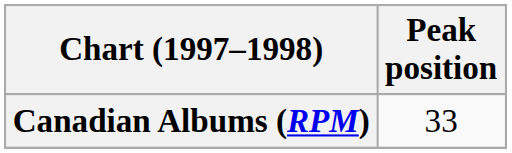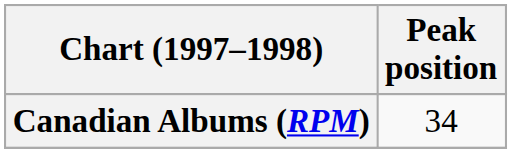(441, 120) 33 -> (441, 120) 34
